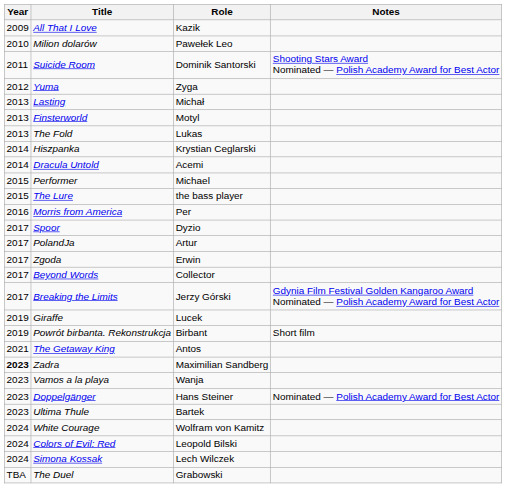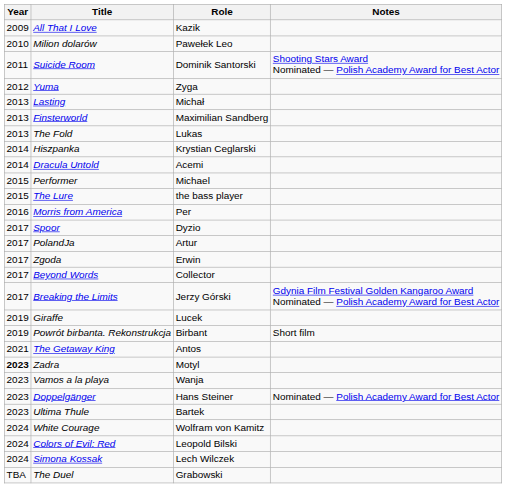(188, 117) Motyl -> (222, 117) Maximilian Sandberg
(222, 365) Maximilian Sandberg -> (188, 365) Motyl
